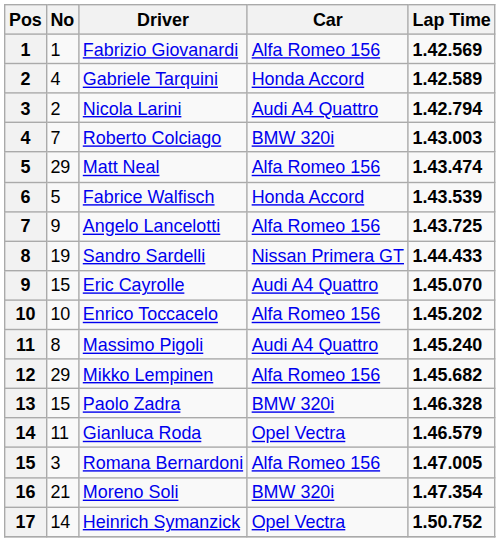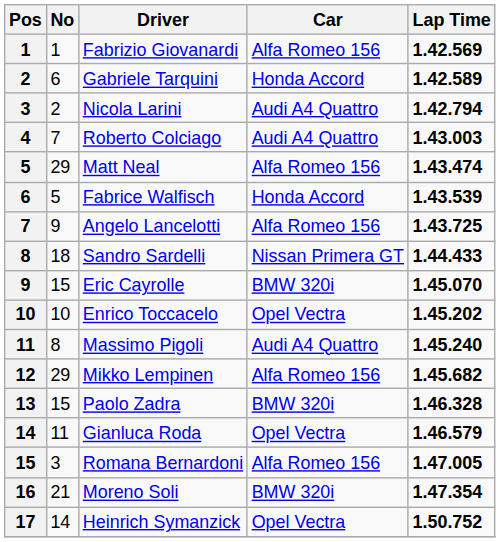(55, 78) 4 -> (55, 78) 6
(293, 137) BMW 320i -> (315, 137) Audi A4 Quattro
(60, 256) 19 -> (60, 256) 18
(315, 285) Audi A4 Quattro -> (293, 285) BMW 320i
(316, 315) Alfa Romeo 156 -> (298, 315) Opel Vectra
